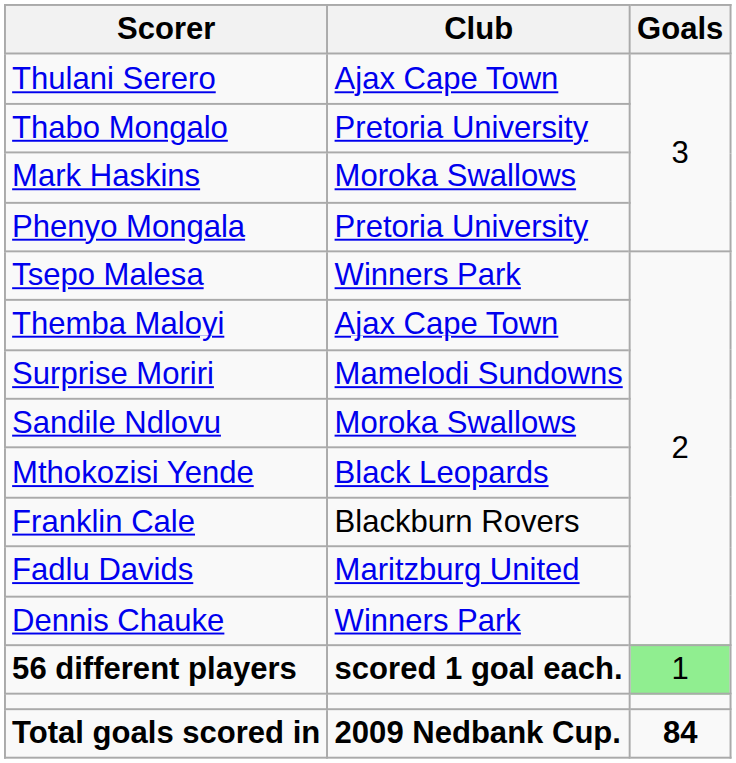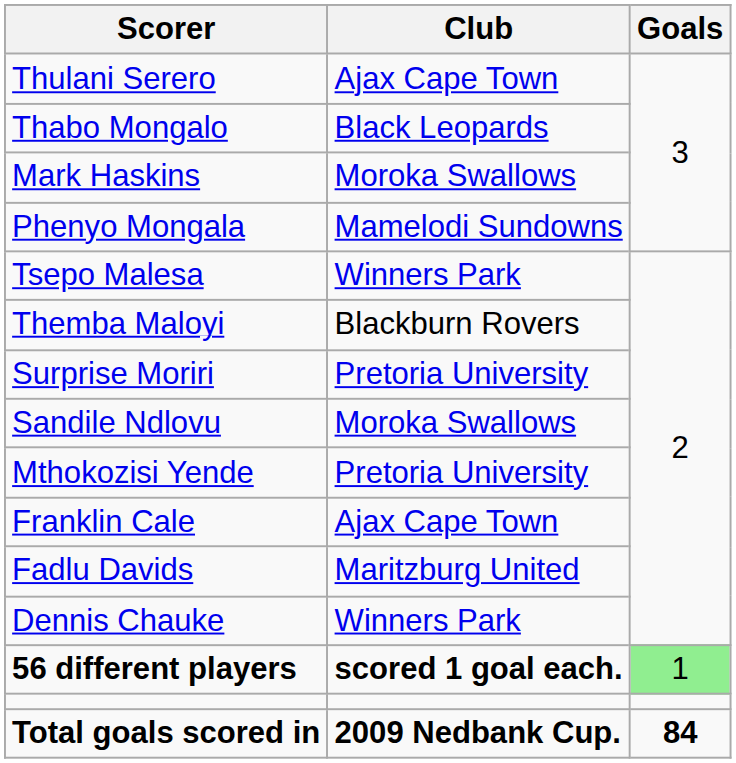(461, 127) Pretoria University -> (442, 127) Black Leopards
(461, 226) Pretoria University -> (479, 226) Mamelodi Sundowns
(446, 324) Ajax Cape Town -> (457, 324) Blackburn Rovers
(479, 373) Mamelodi Sundowns -> (461, 373) Pretoria University
(442, 472) Black Leopards -> (461, 472) Pretoria University
(457, 521) Blackburn Rovers -> (446, 521) Ajax Cape Town
